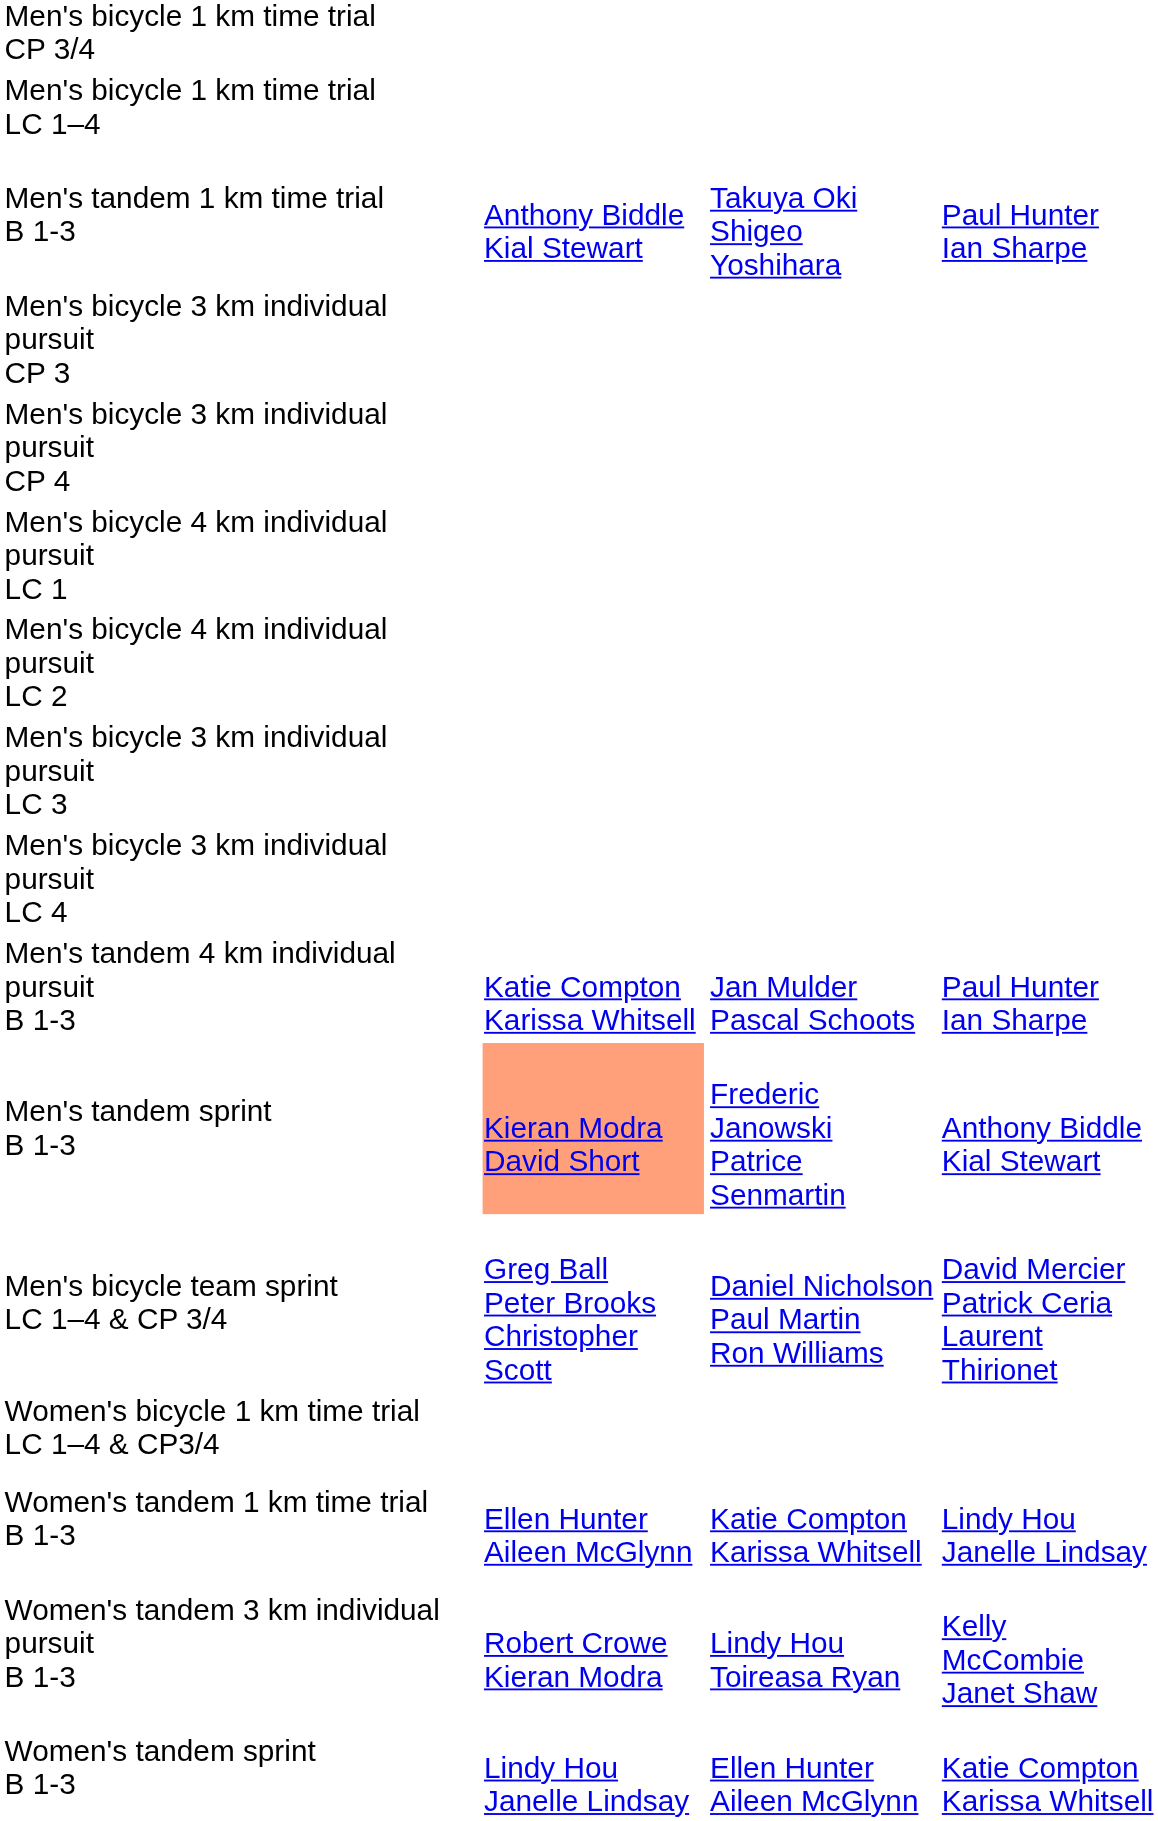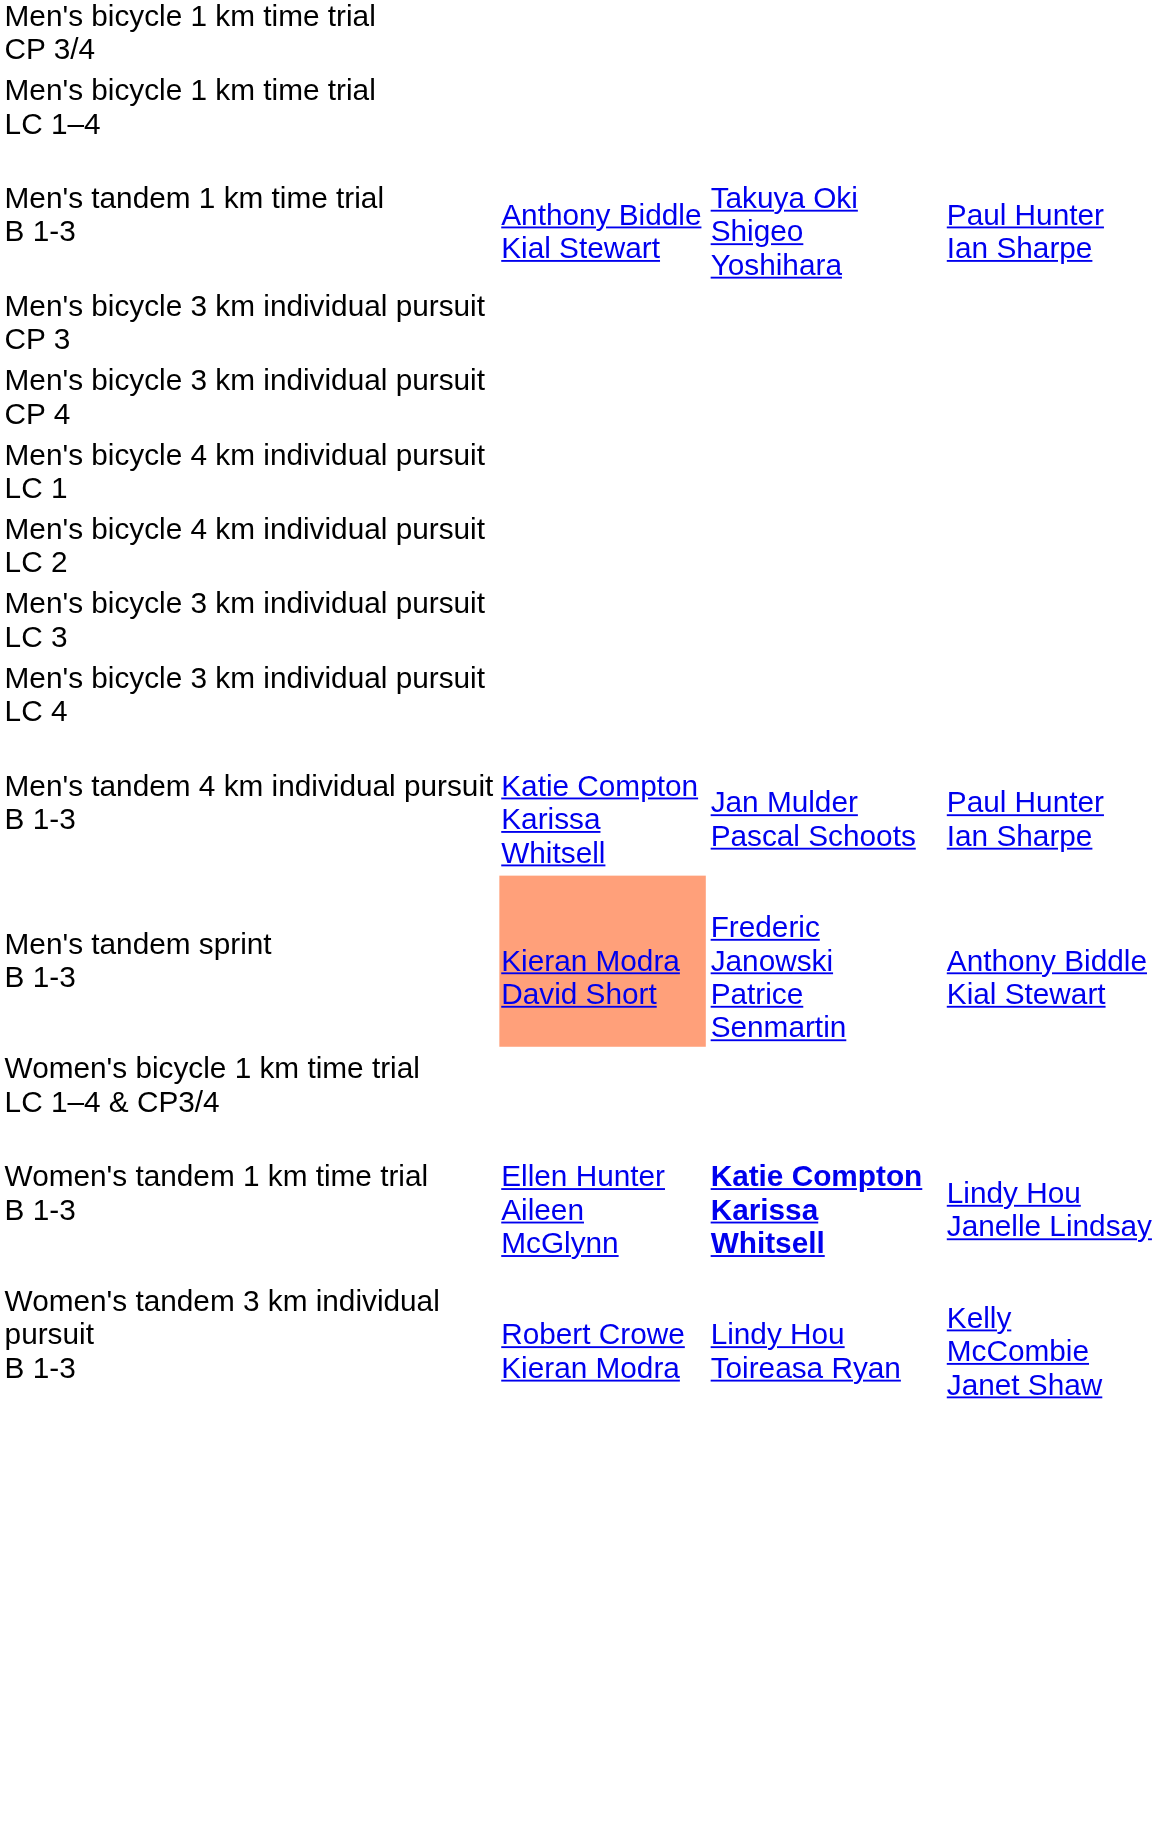- row: (171, 1303)
(816, 1535) normal -> (816, 1210) bold
- row: (160, 1768)
